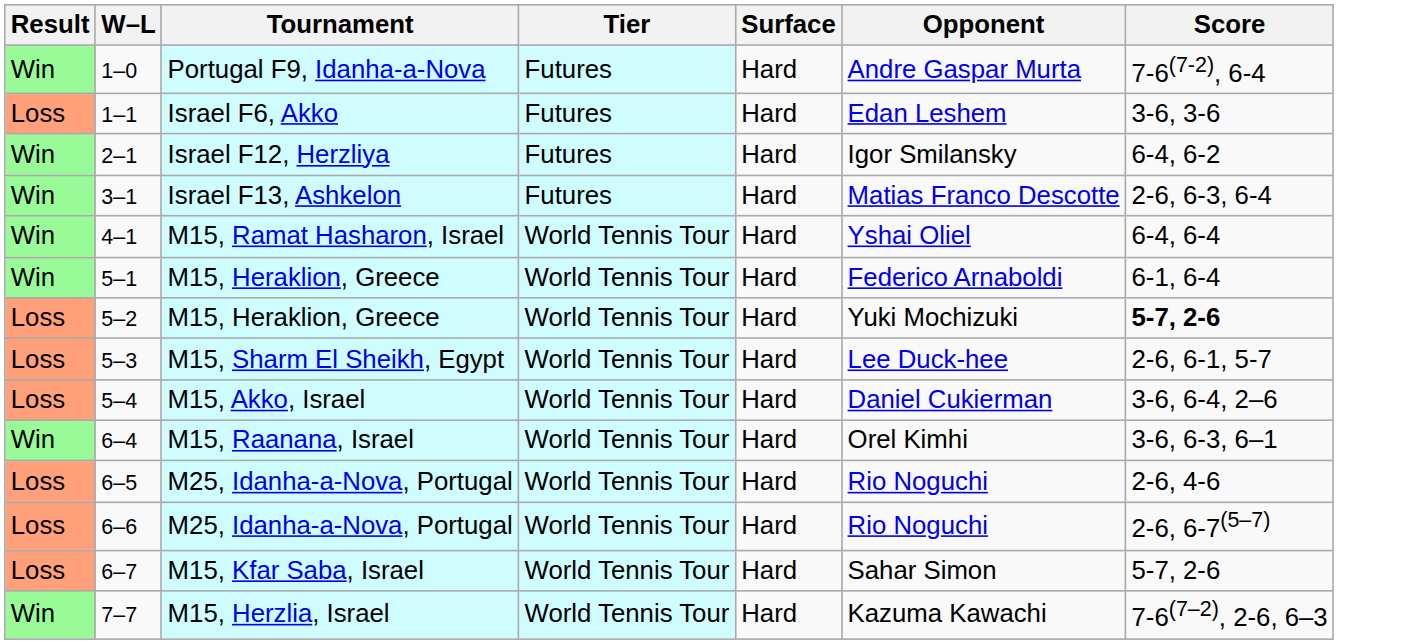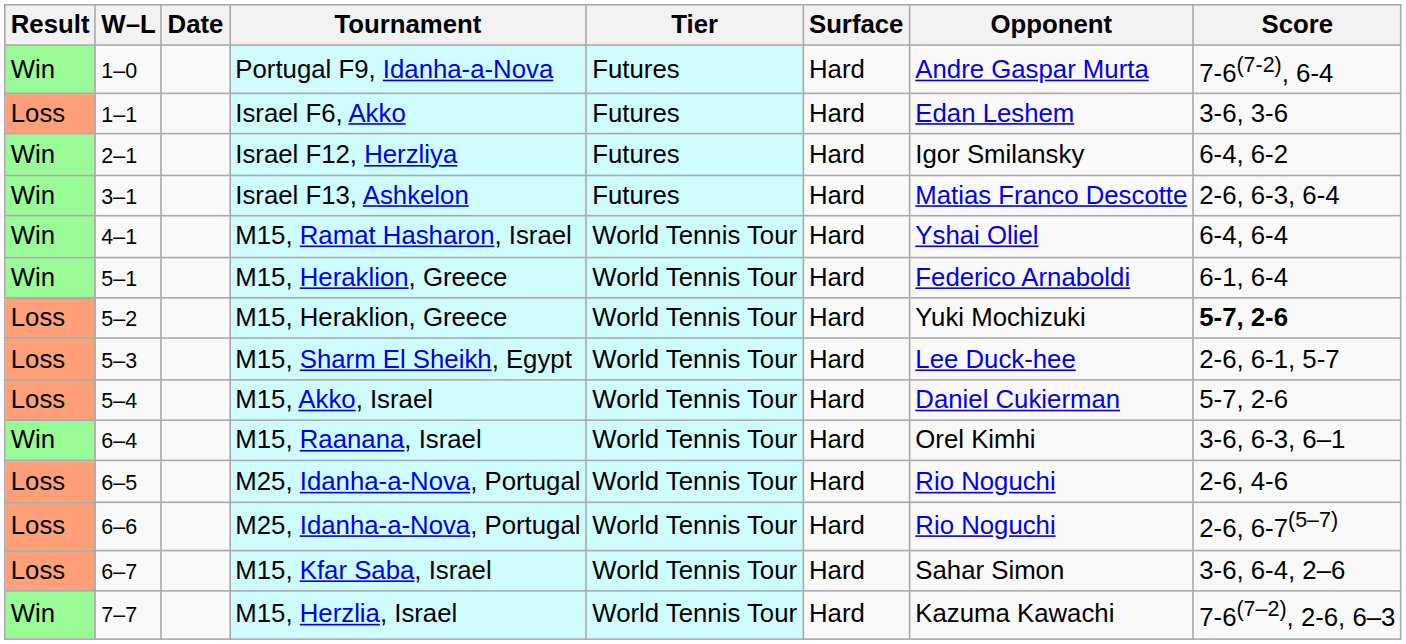+ column: (196, 24)
(1205, 399) 3-6, 6-4, 2–6 -> (1244, 399) 5-7, 2-6
(1176, 569) 5-7, 2-6 -> (1272, 569) 3-6, 6-4, 2–6
